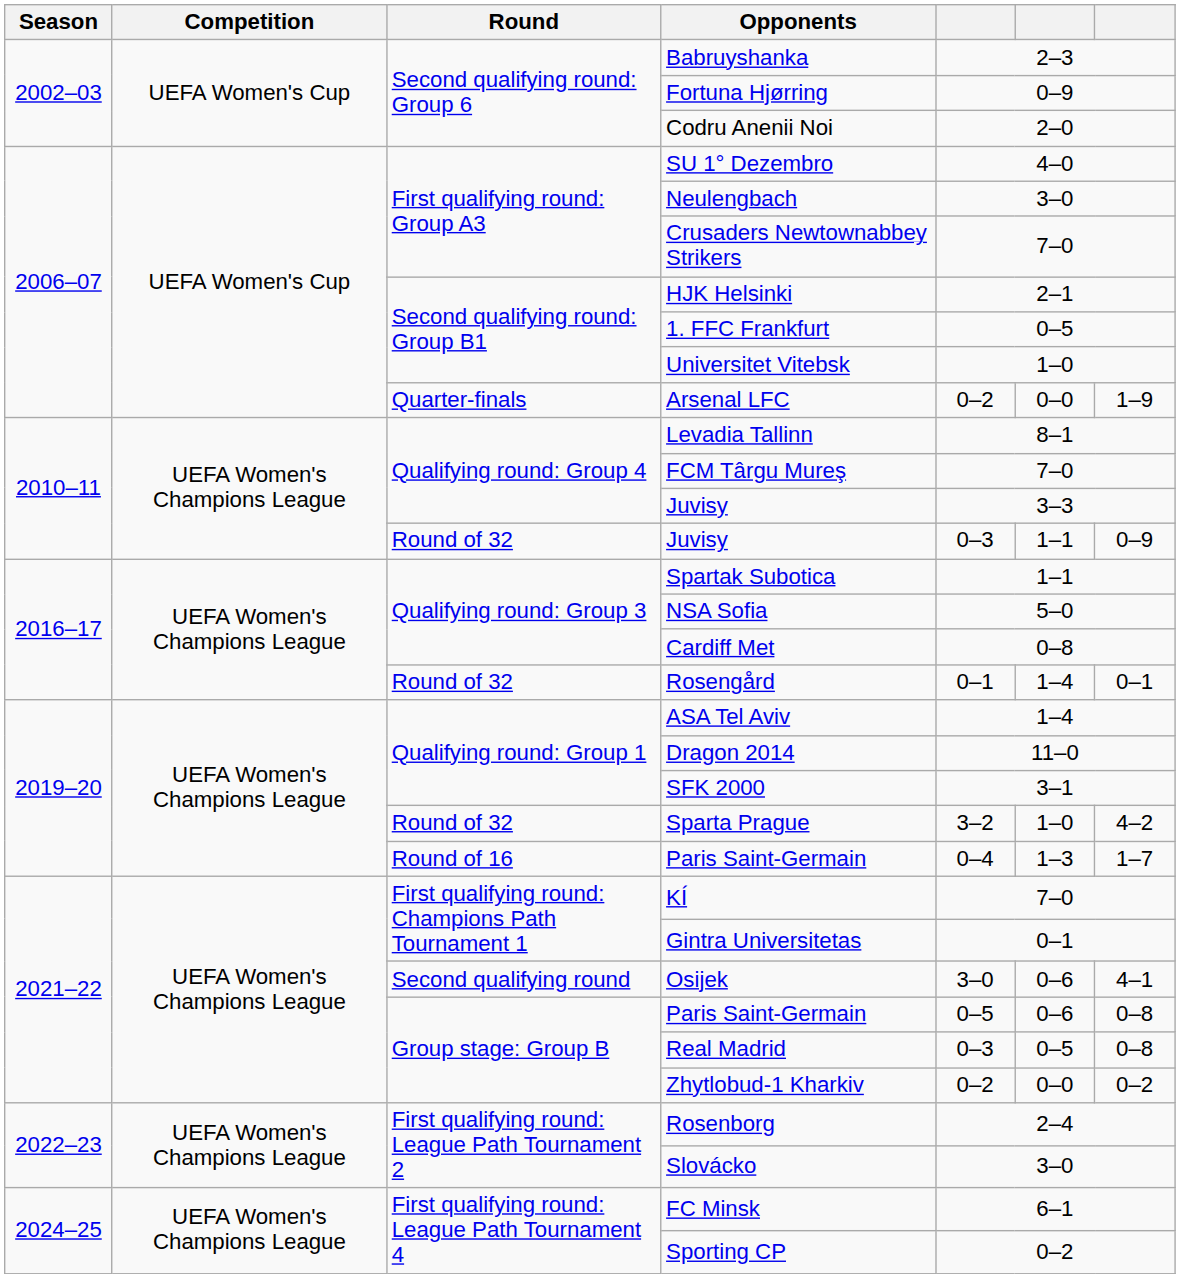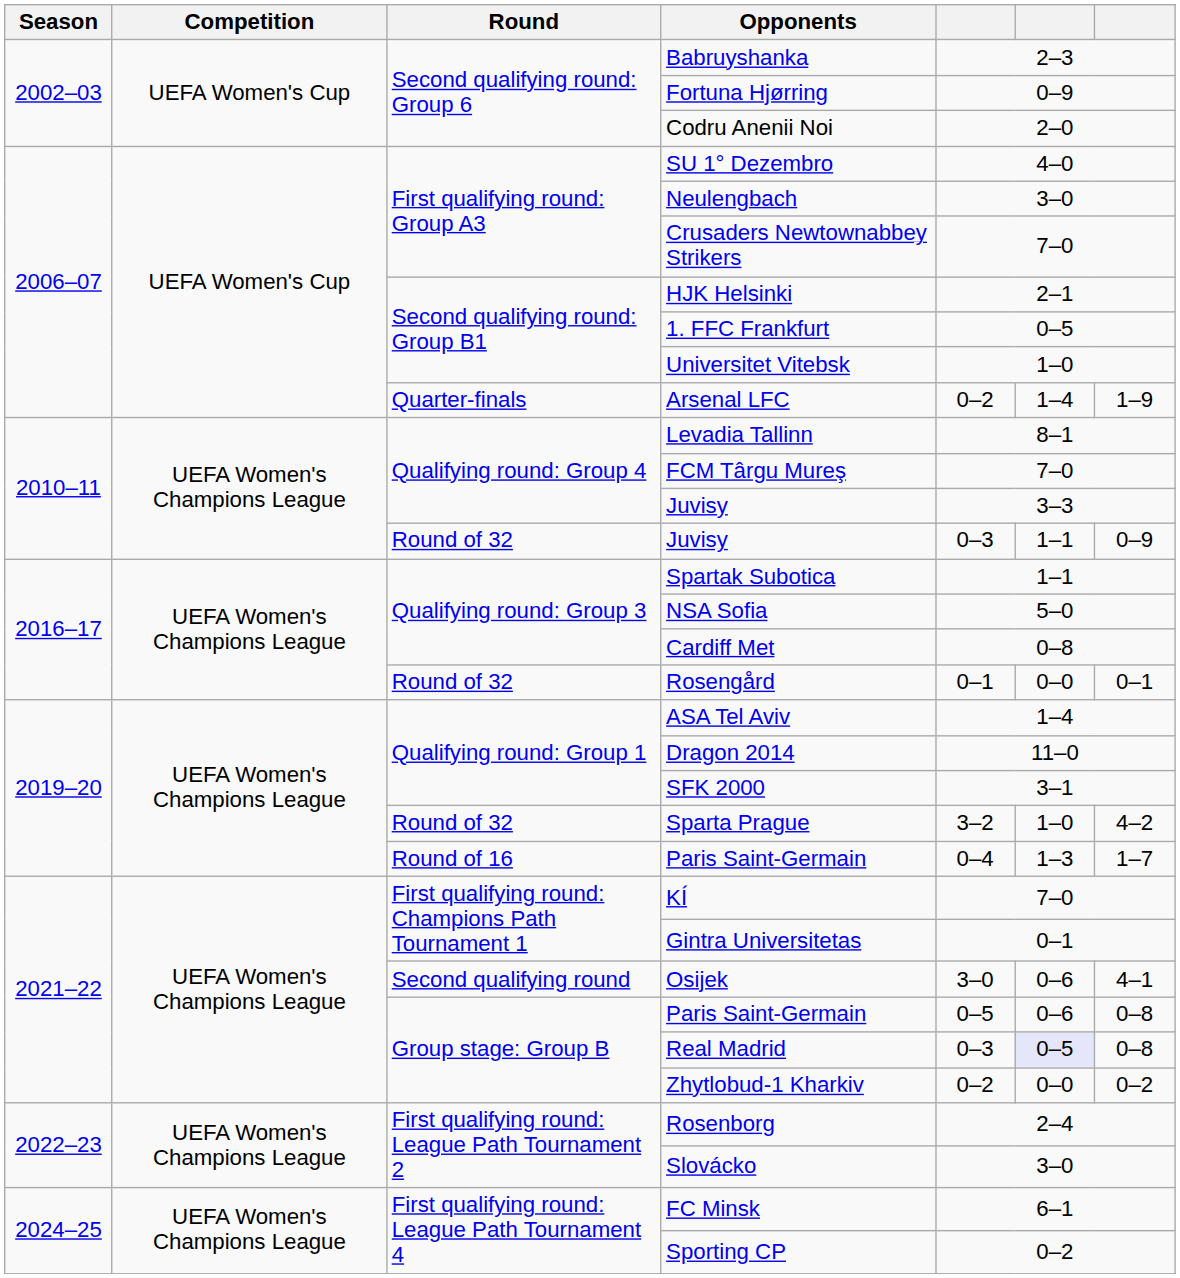(1055, 399) 0–0 -> (1055, 399) 1–4
(1055, 682) 1–4 -> (1055, 682) 0–0
(1055, 1049) no background -> (1055, 1049) lavender background
